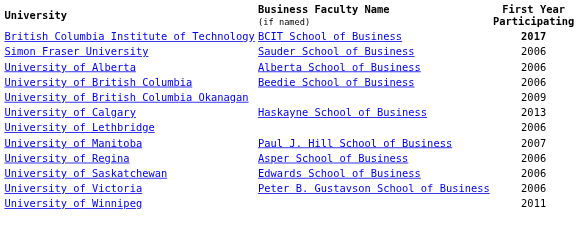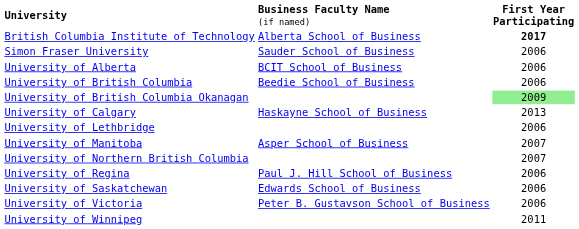(330, 37) BCIT School of Business -> (339, 37) Alberta School of Business
(339, 67) Alberta School of Business -> (330, 67) BCIT School of Business
(534, 97) no background -> (534, 97) lightgreen background
(355, 143) Paul J. Hill School of Business -> (333, 143) Asper School of Business
+ row: (127, 158)
(333, 158) Asper School of Business -> (355, 173) Paul J. Hill School of Business
